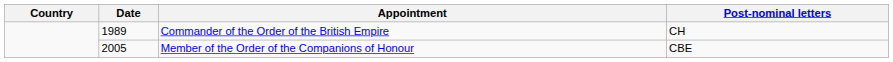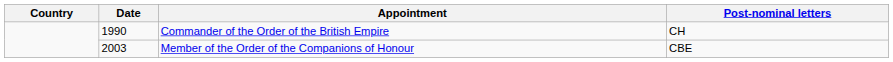(114, 31) 1989 -> (114, 31) 1990
(114, 48) 2005 -> (114, 48) 2003
